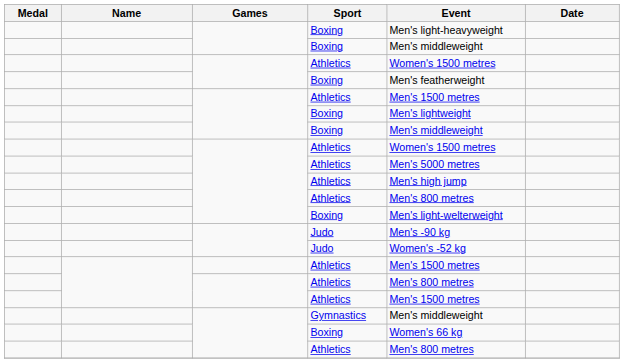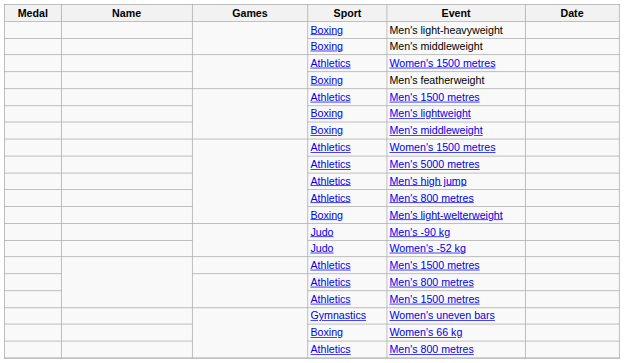(436, 316) Men's middleweight -> (442, 316) Women's uneven bars
